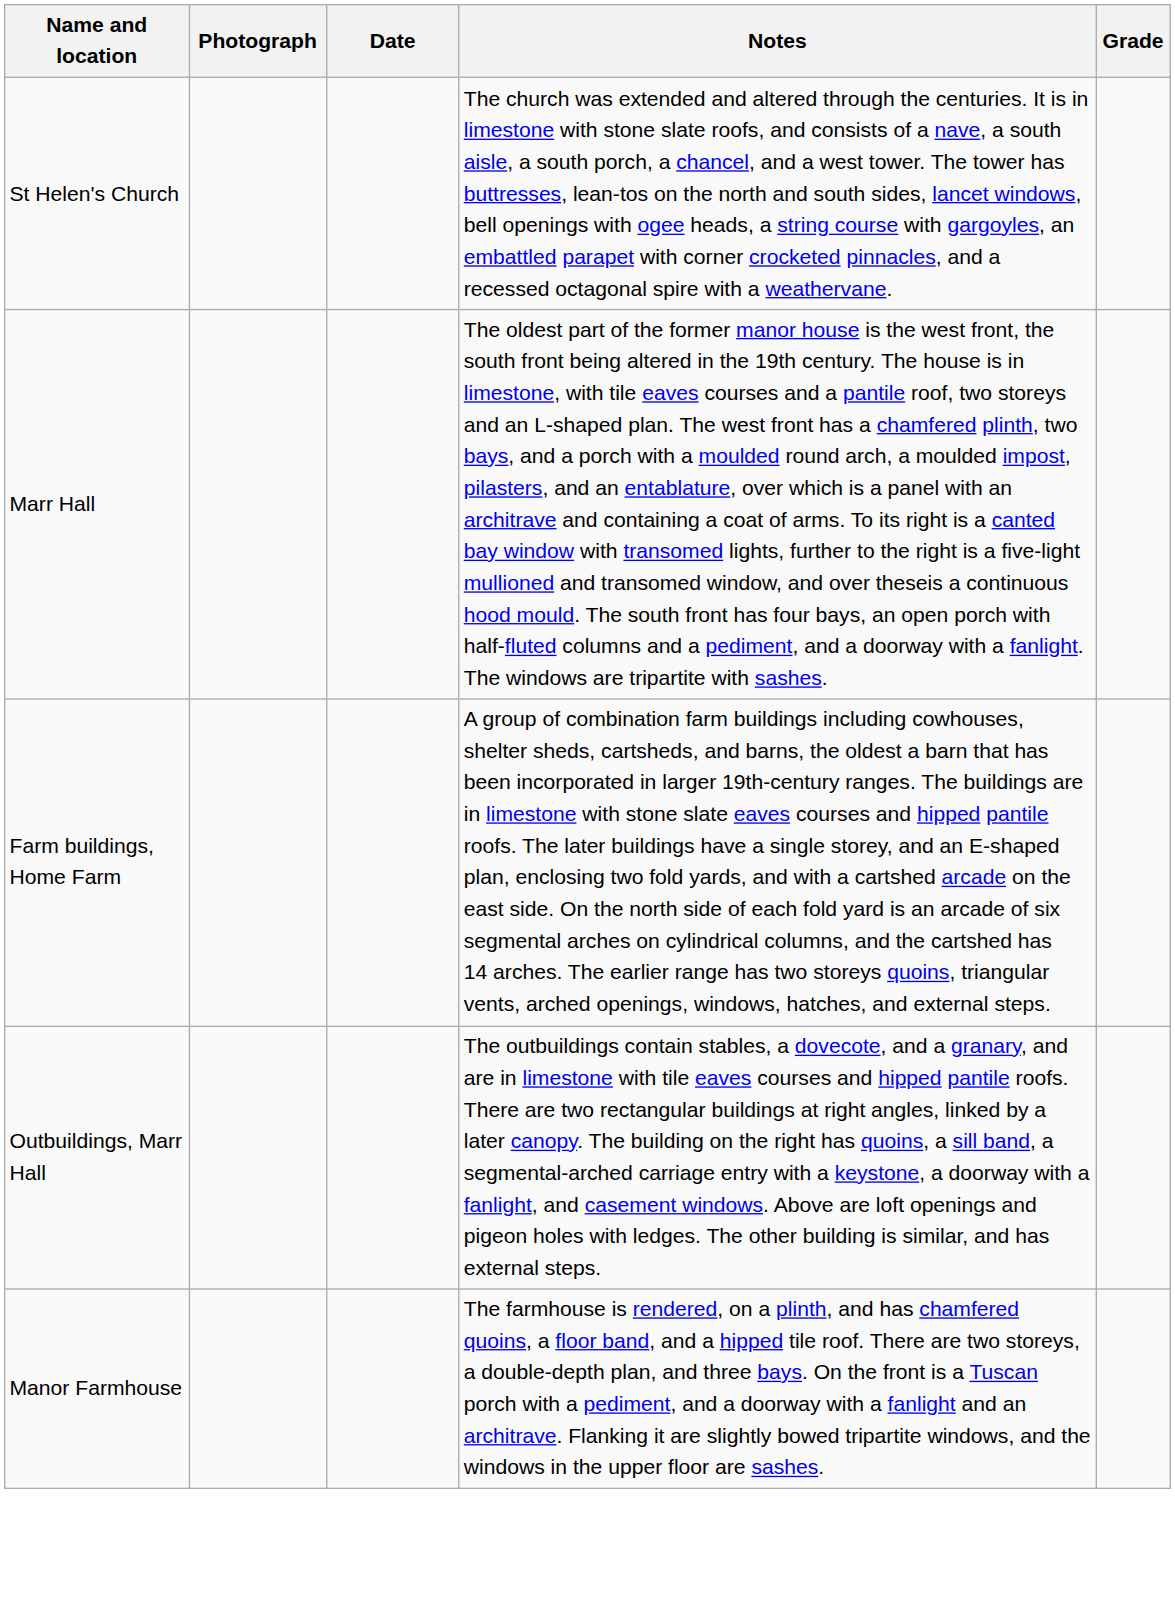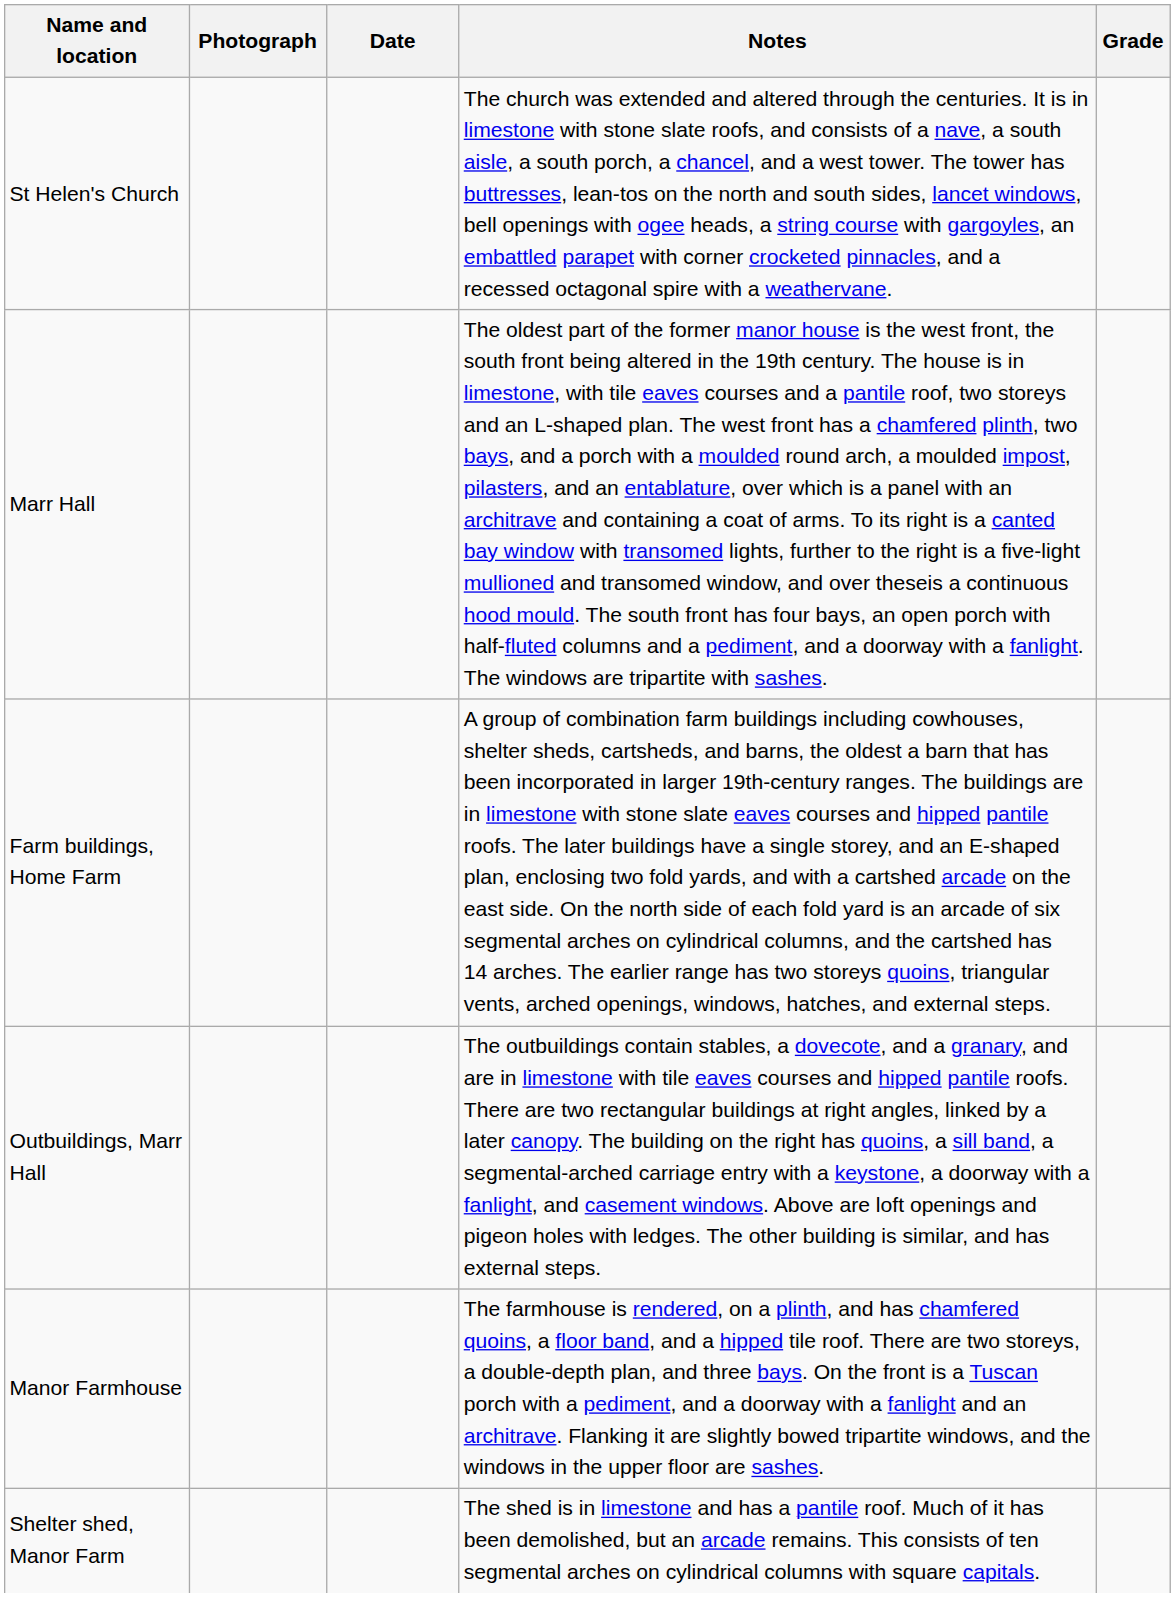+ row: (72, 1540)
